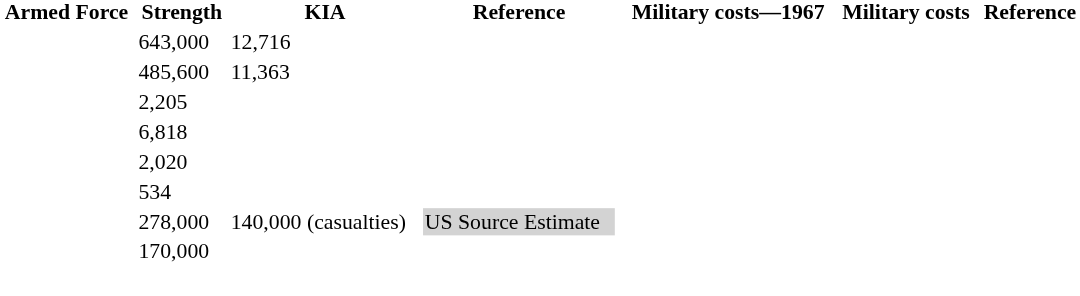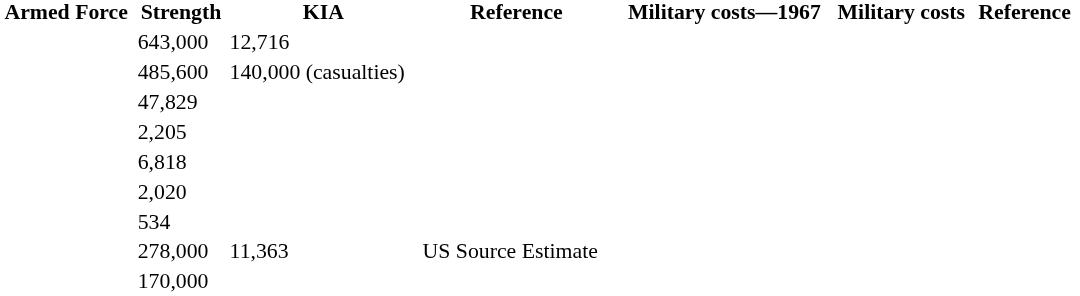(260, 71) 11,363 -> (317, 71) 140,000 (casualties)
+ row: (168, 101)
(318, 221) 140,000 (casualties) -> (259, 251) 11,363
(512, 221) lightgrey background -> (510, 251) no background
